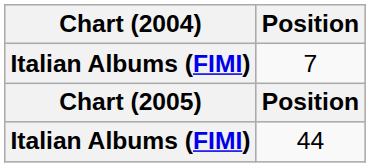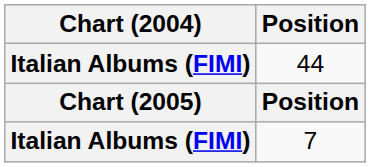rows swapped: (310, 63) <-> (310, 141)
